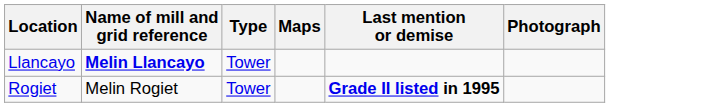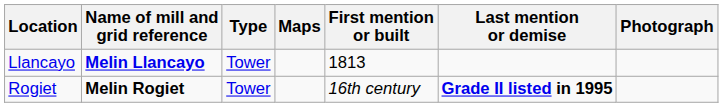+ column: (381, 27)
(132, 89) normal -> (135, 89) bold
